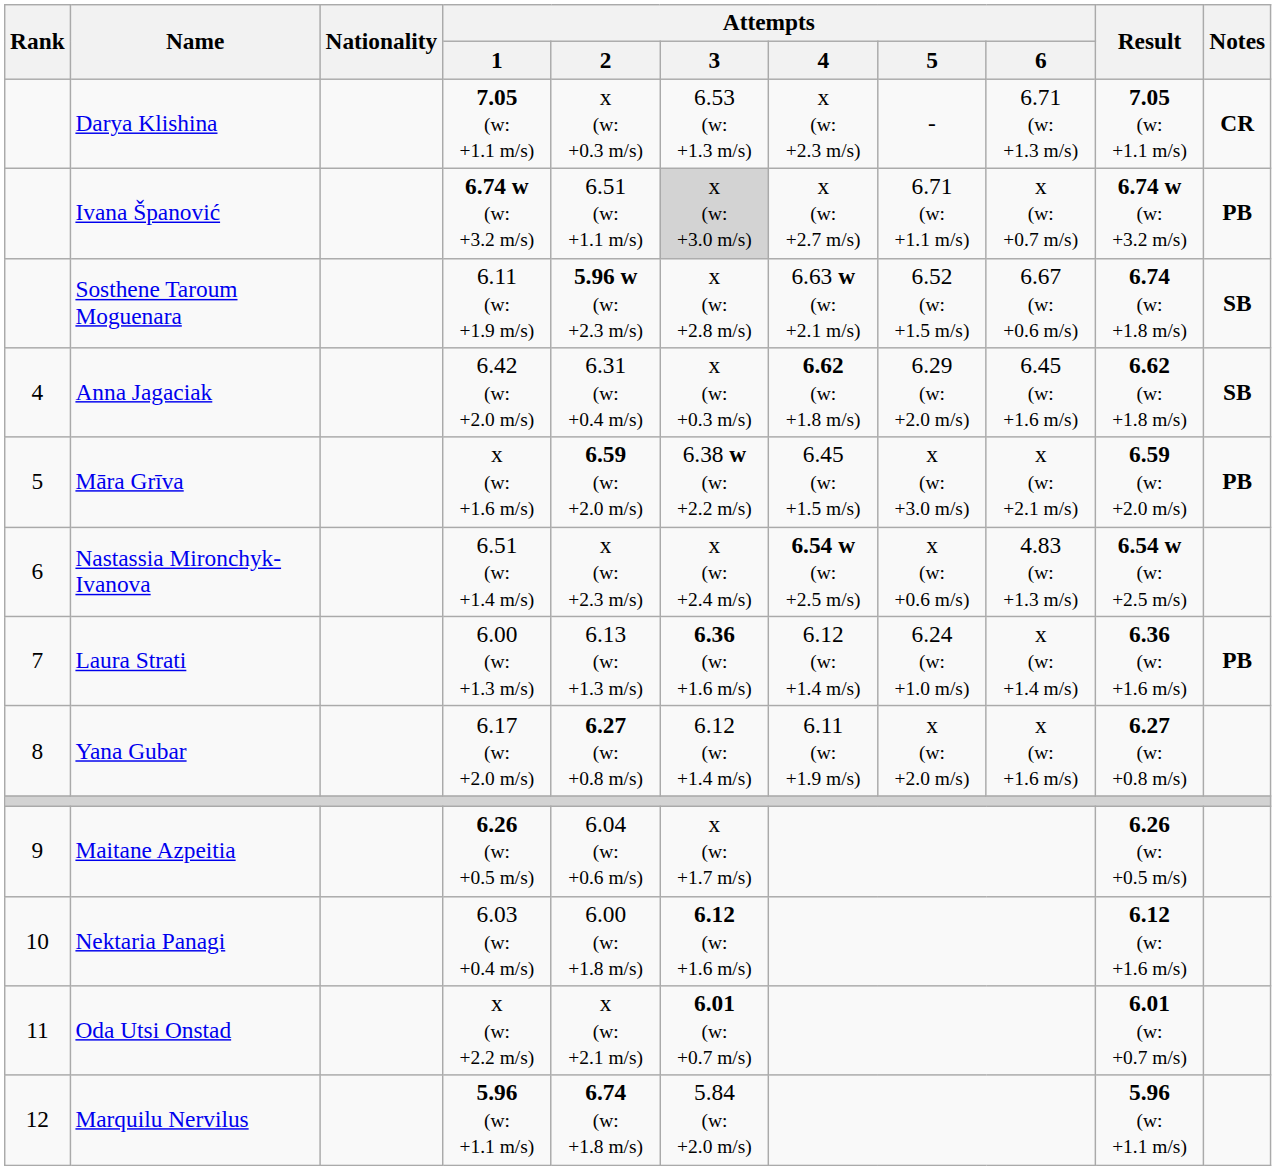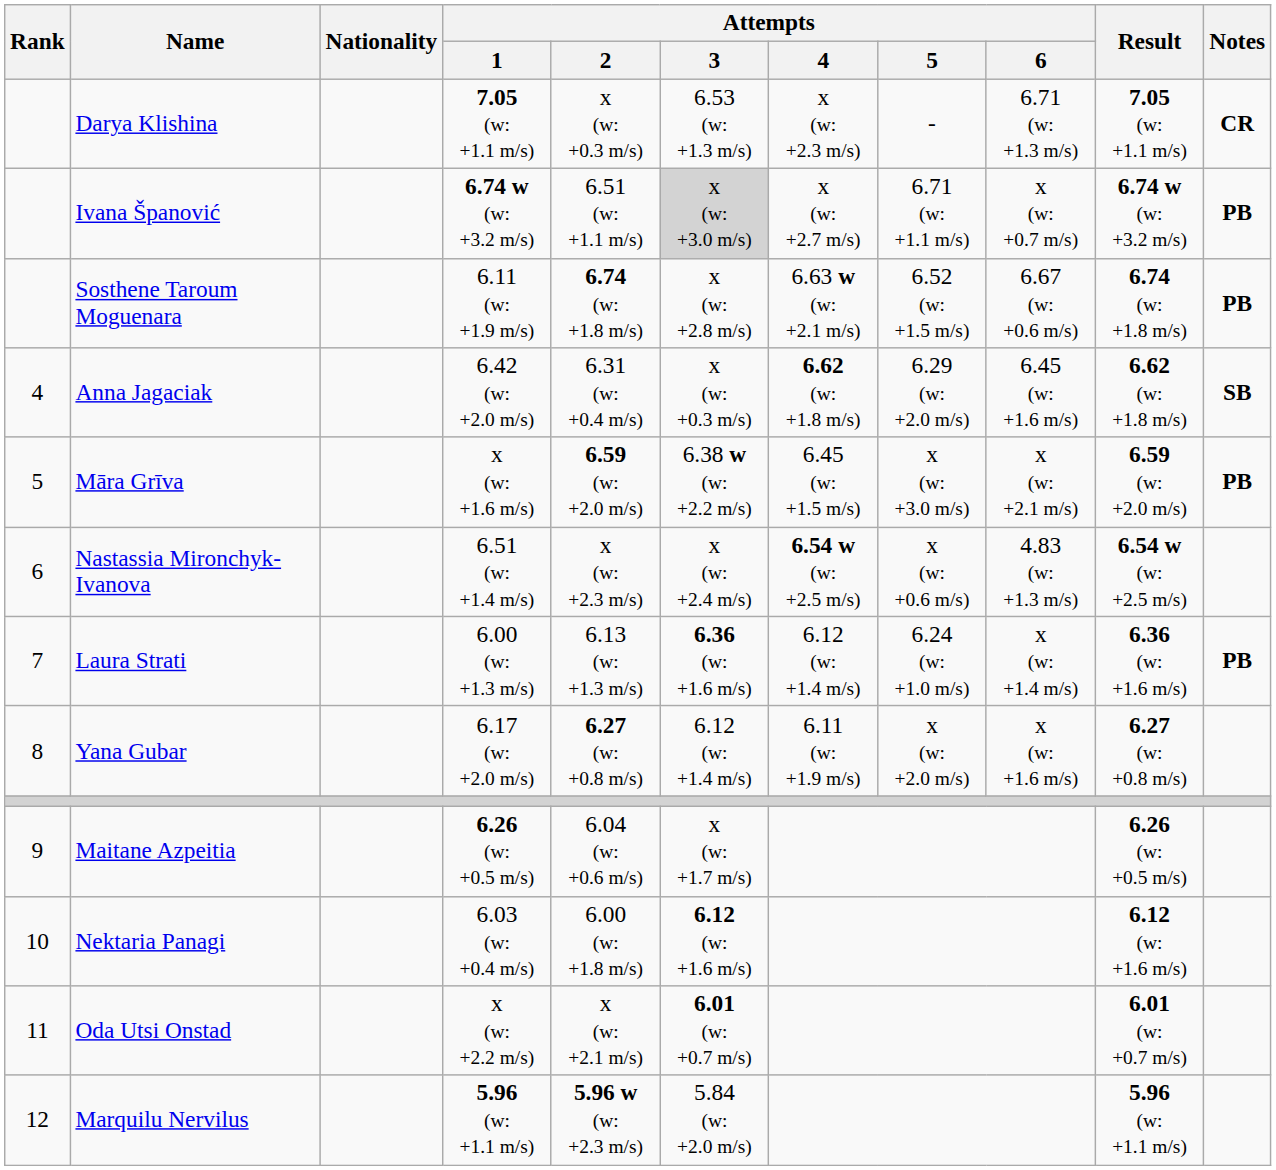(606, 302) 5.96 w (w: +2.3 m/s) -> (606, 302) 6.74 (w: +1.8 m/s)
(1237, 302) SB -> (1237, 302) PB
(606, 1119) 6.74 (w: +1.8 m/s) -> (606, 1119) 5.96 w (w: +2.3 m/s)
